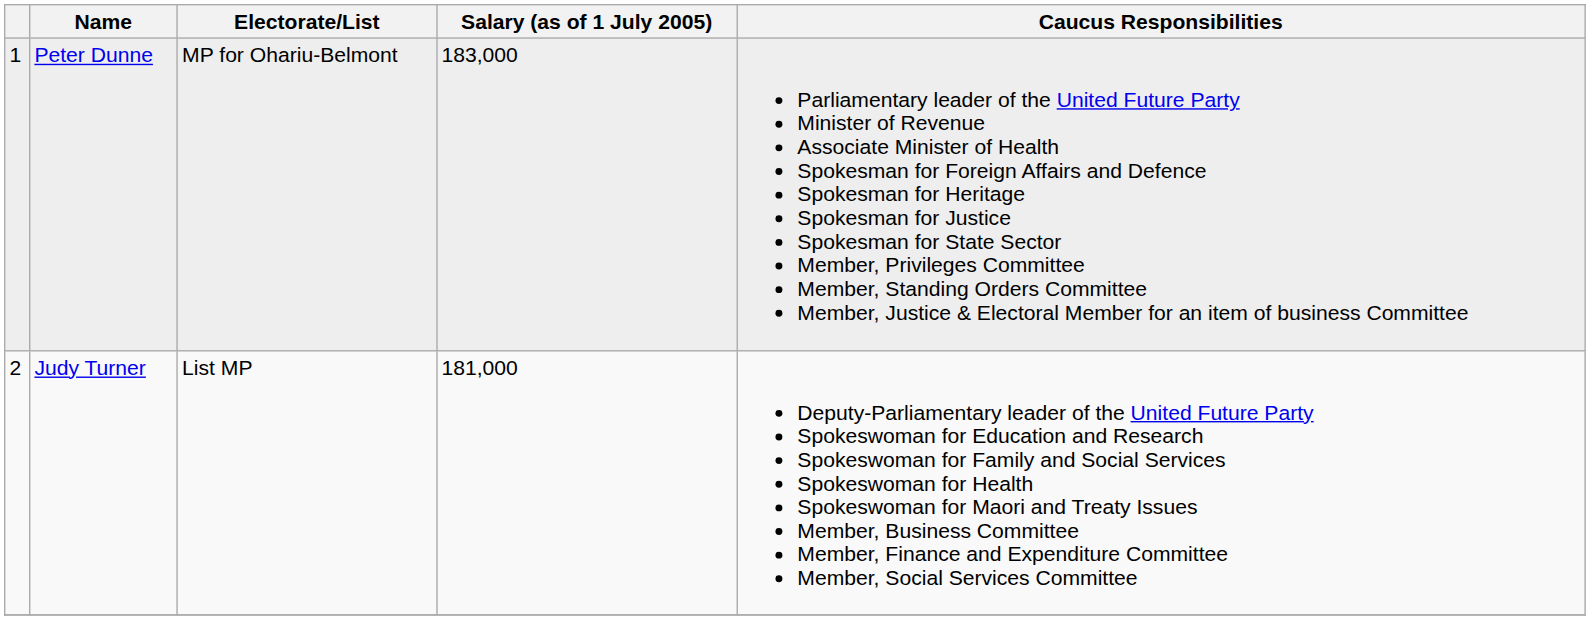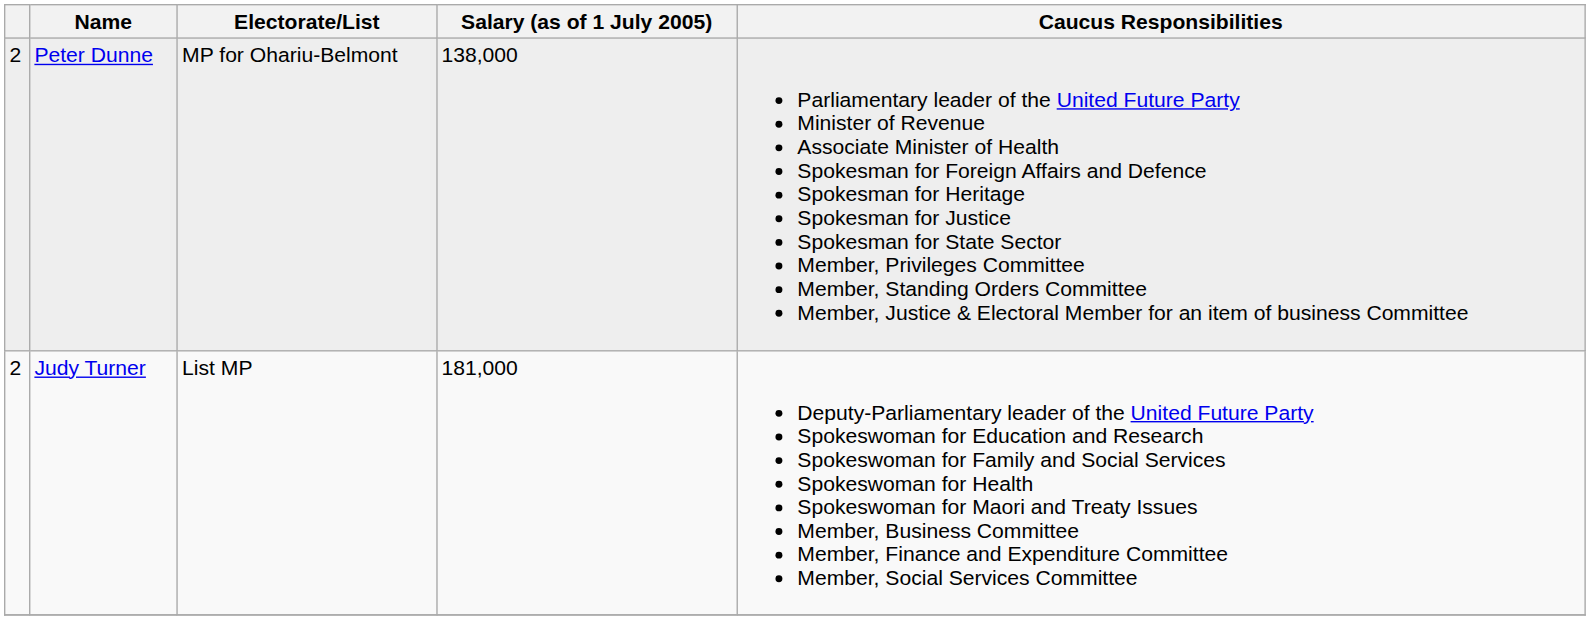(15, 55) 1 -> (15, 55) 2
(480, 55) 183,000 -> (480, 55) 138,000
